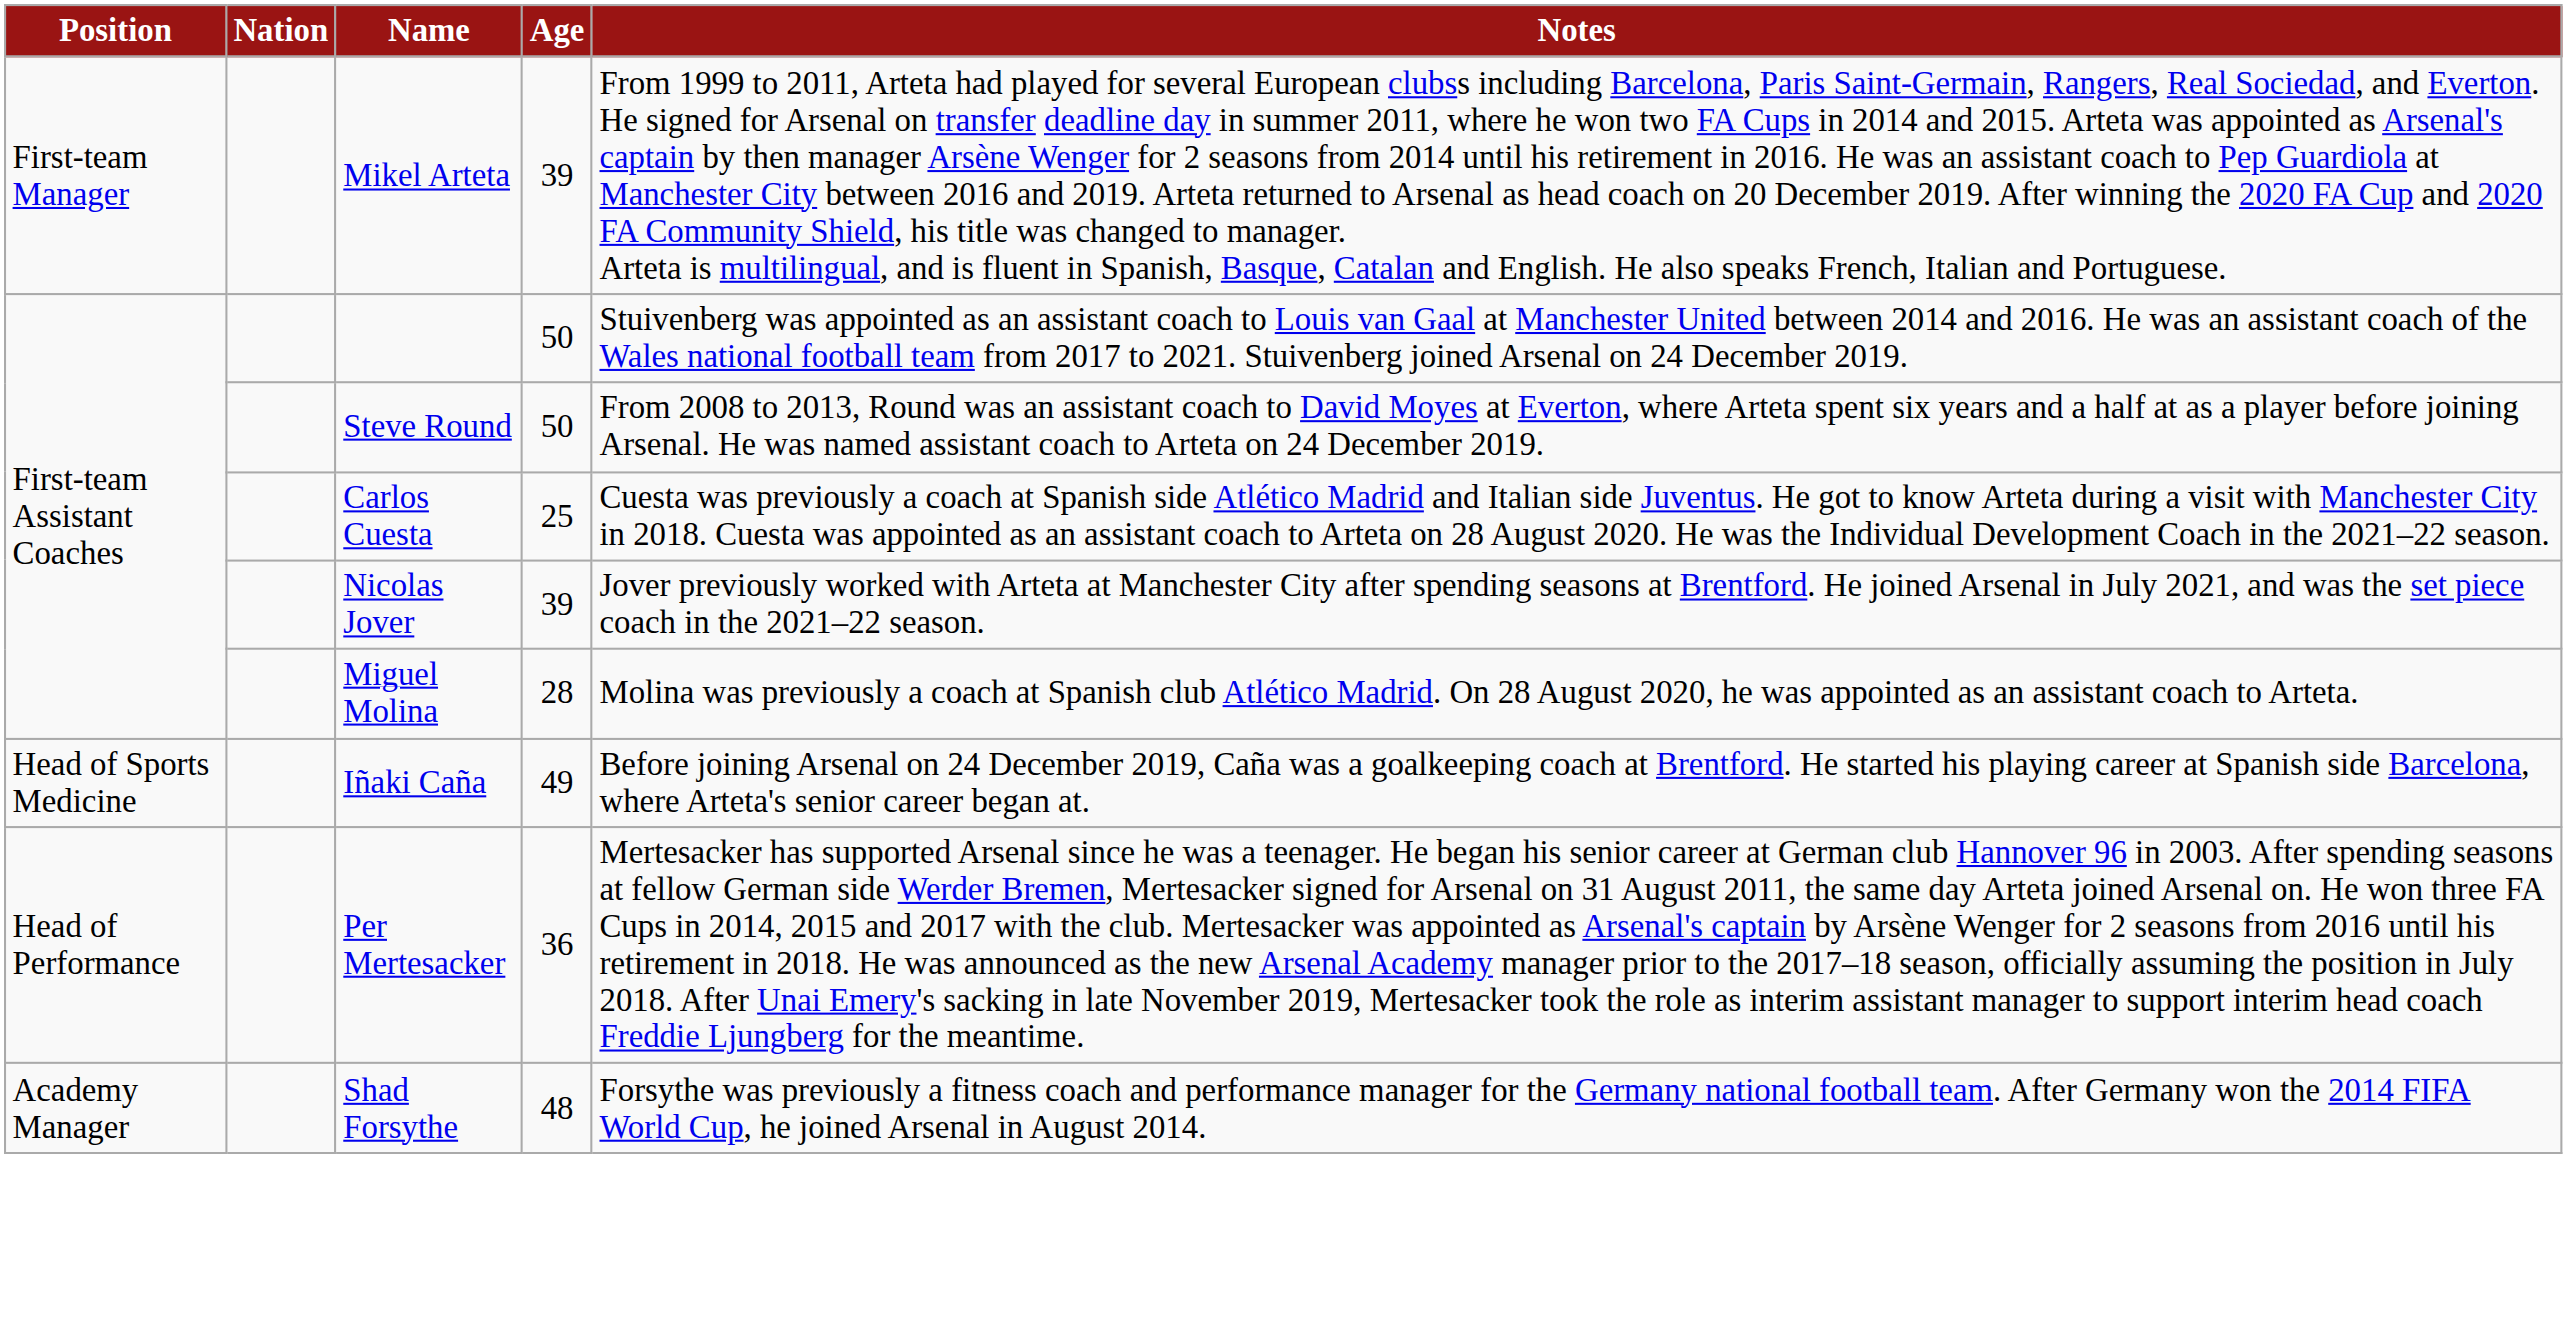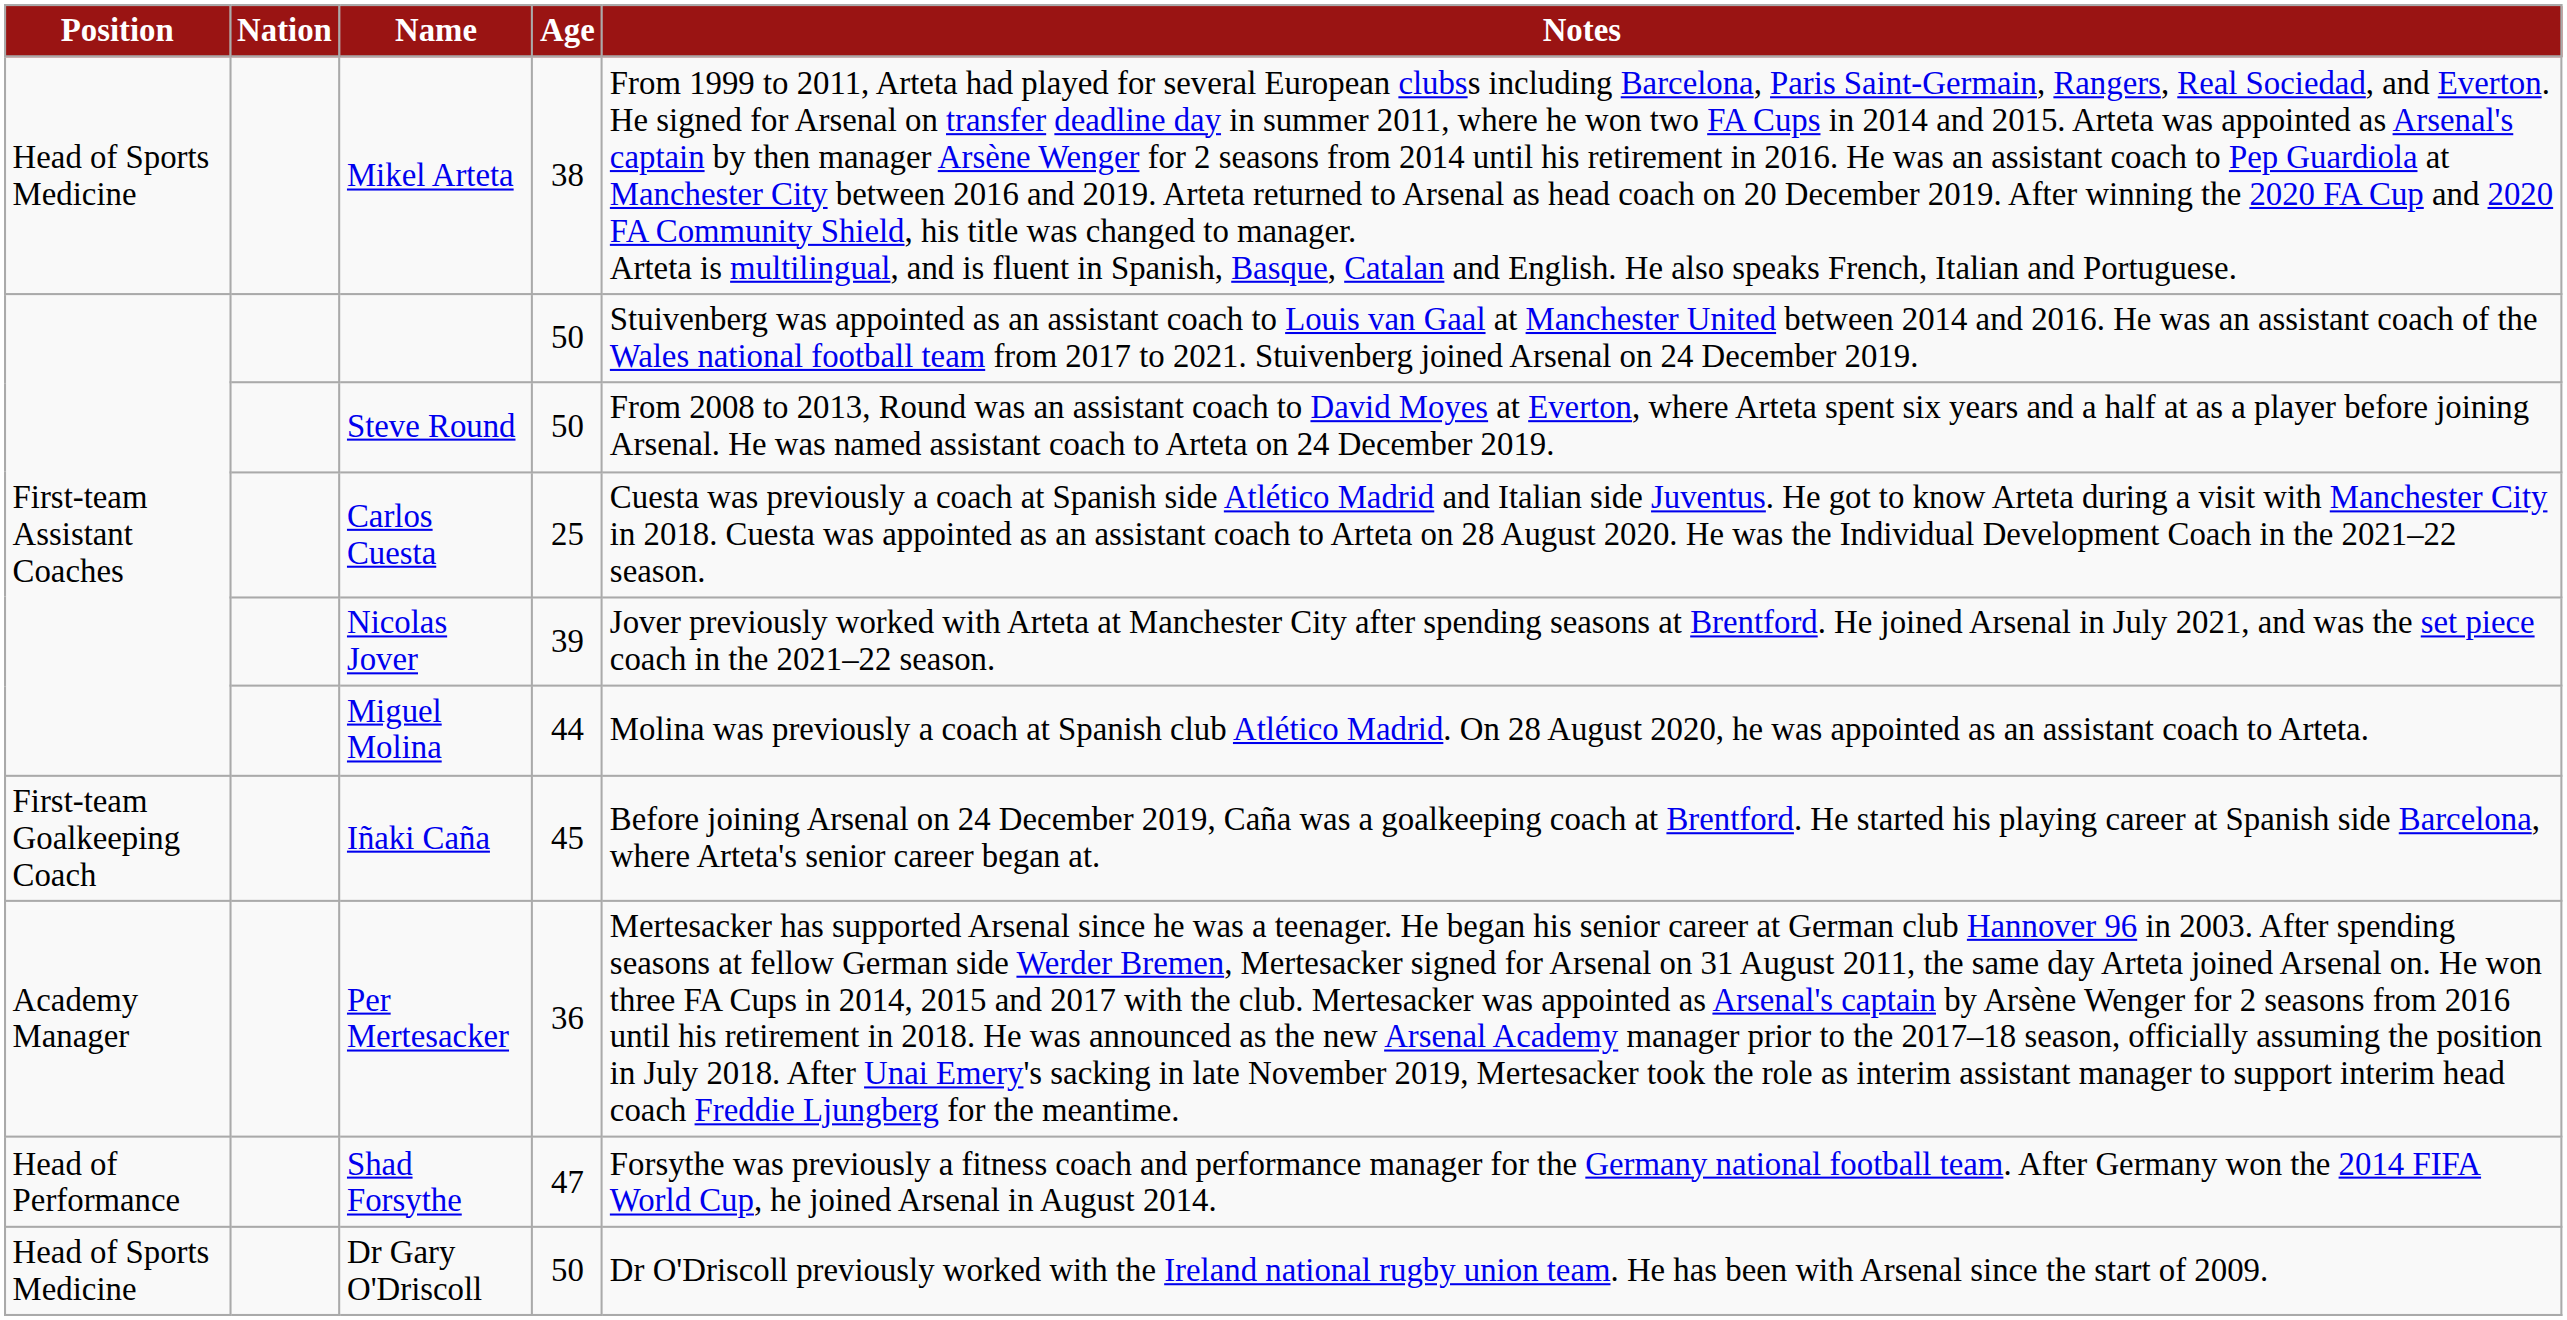(80, 174) First-team Manager -> (111, 174) Head of Sports Medicine
(557, 174) 39 -> (567, 174) 38
(557, 693) 28 -> (567, 730) 44
(111, 782) Head of Sports Medicine -> (96, 837) First-team Goalkeeping Coach
(557, 782) 49 -> (567, 837) 45
(96, 944) Head of Performance -> (75, 1018) Academy Manager
(75, 1107) Academy Manager -> (96, 1181) Head of Performance
(557, 1107) 48 -> (567, 1181) 47
+ row: (415, 1270)
